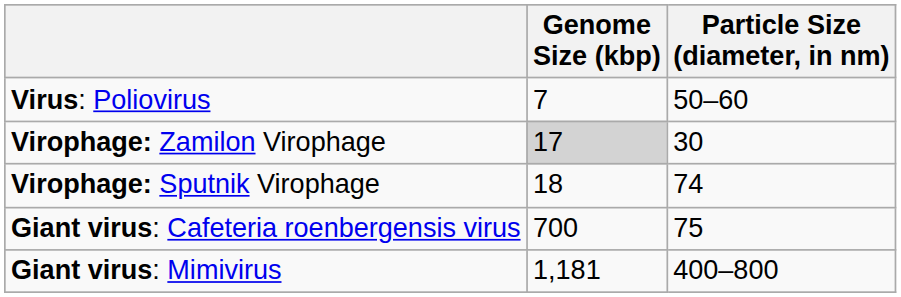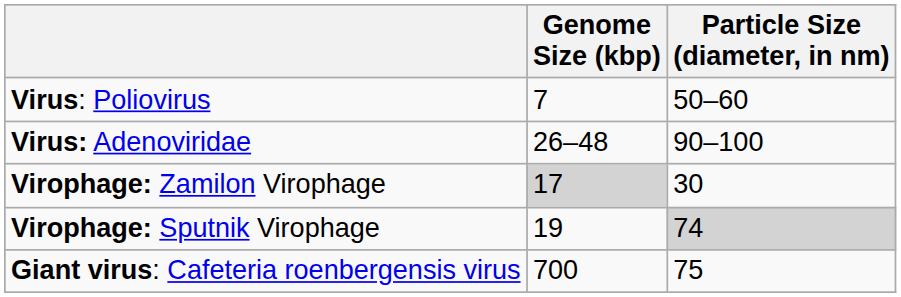+ row: (131, 142)
(548, 185) 18 -> (548, 227) 19
(688, 185) no background -> (688, 227) lightgrey background
- row: (146, 270)
